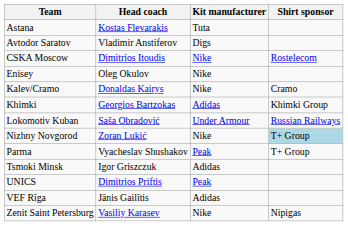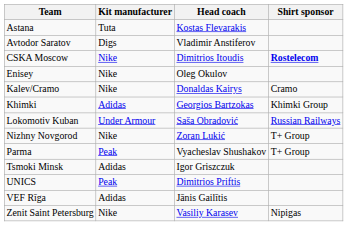columns swapped: (143, 12) <-> (229, 12)
(294, 58) normal -> (295, 58) bold
(290, 136) lightblue background -> (290, 136) no background
